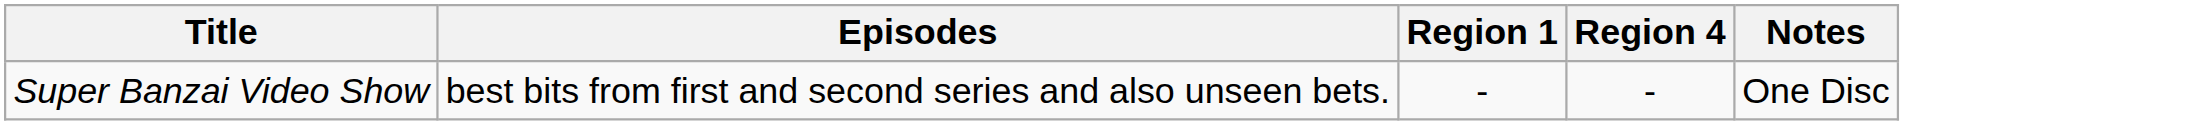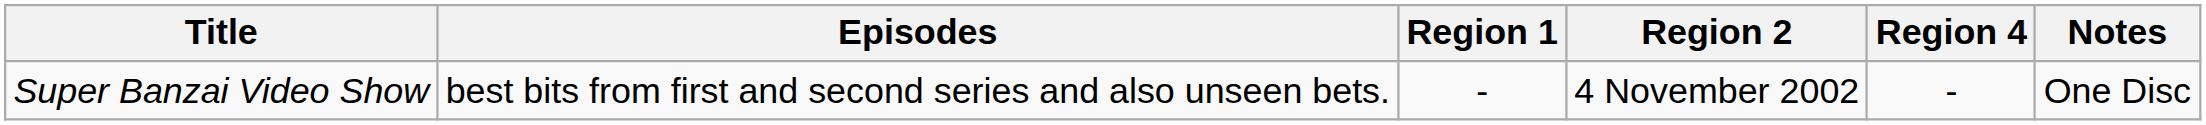+ column: (1717, 32)
